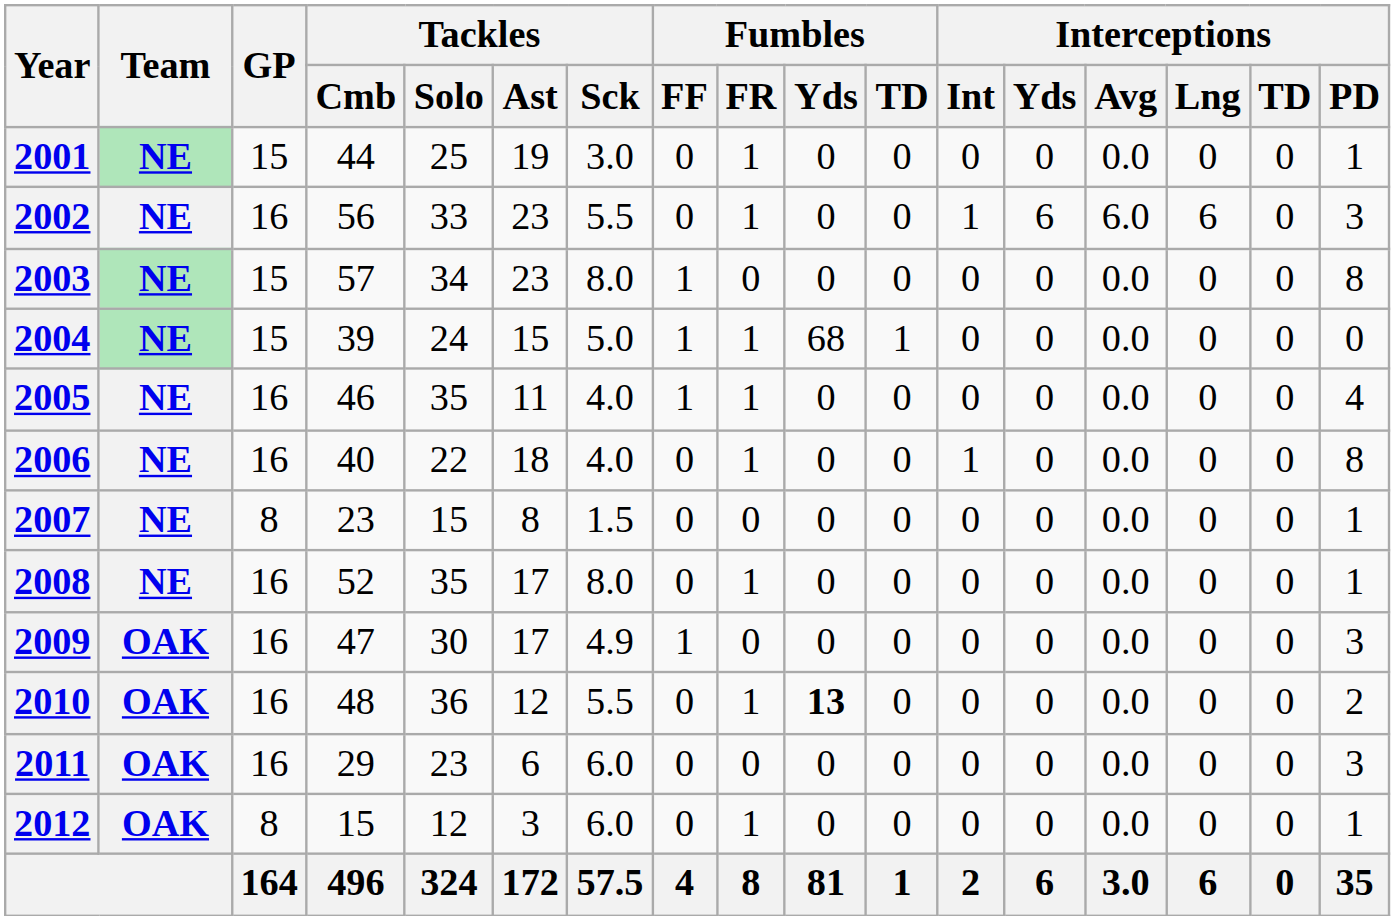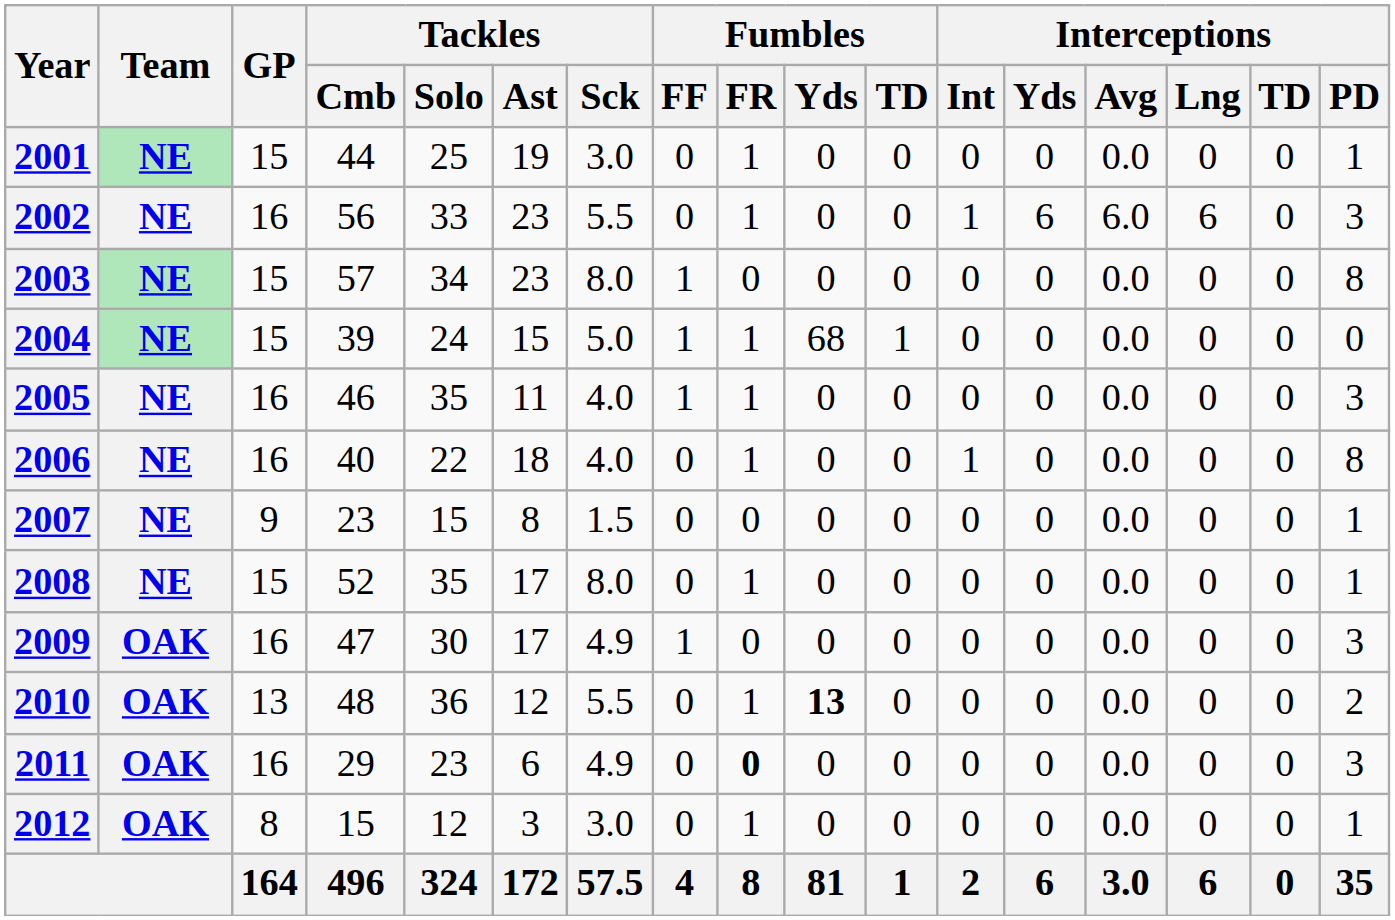(1355, 398) 4 -> (1355, 398) 3
(269, 519) 8 -> (269, 519) 9
(269, 580) 16 -> (269, 580) 15
(269, 701) 16 -> (269, 701) 13
(610, 762) 6.0 -> (610, 762) 4.9
(751, 762) normal -> (751, 762) bold
(610, 823) 6.0 -> (610, 823) 3.0
